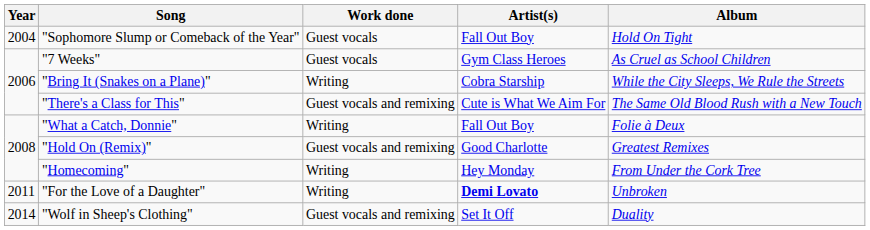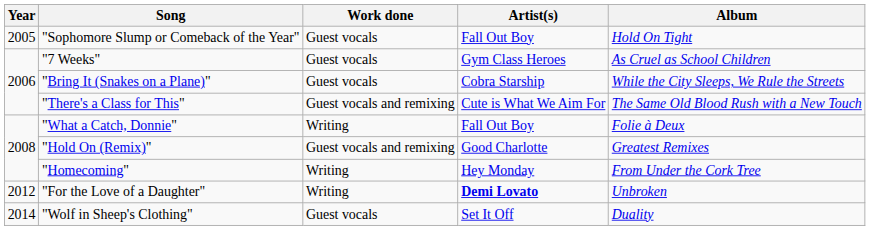(22, 37) 2004 -> (22, 37) 2005
(327, 81) Writing -> (342, 81) Guest vocals
(21, 192) 2011 -> (22, 192) 2012
(380, 214) Guest vocals and remixing -> (342, 214) Guest vocals
